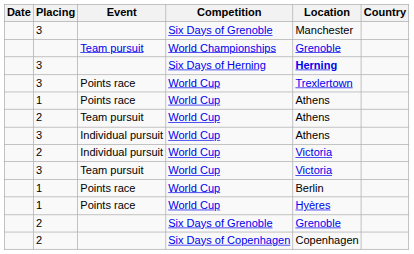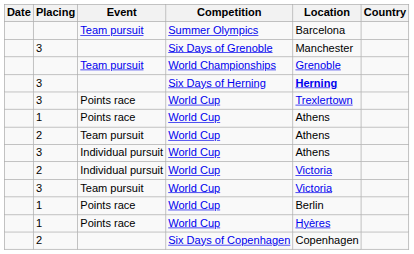+ row: (56, 31)
- row: (39, 223)
